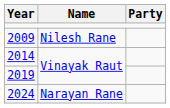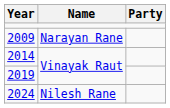(78, 38) Nilesh Rane -> (81, 38) Narayan Rane
(81, 94) Narayan Rane -> (78, 94) Nilesh Rane
